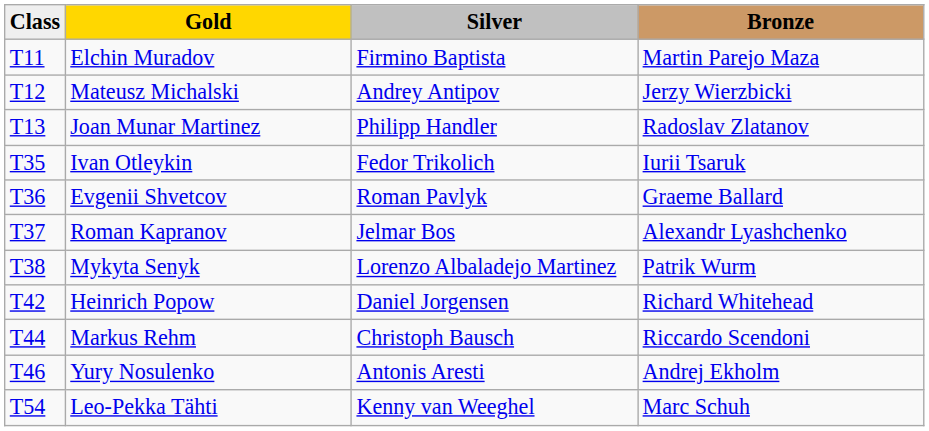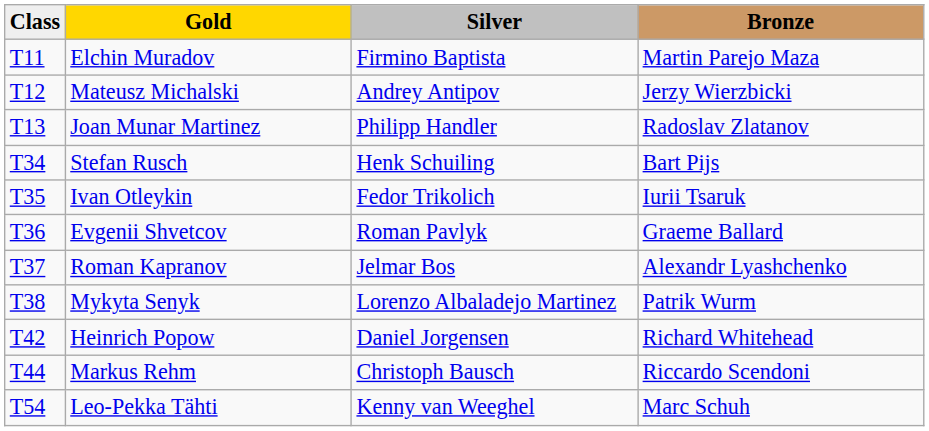+ row: (129, 162)
- row: (142, 372)
